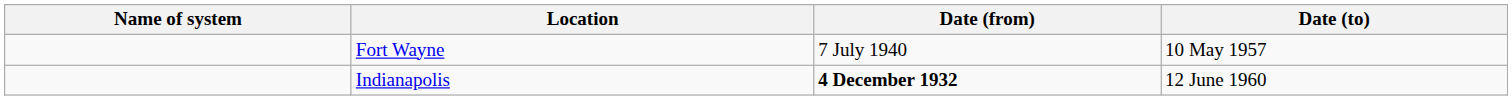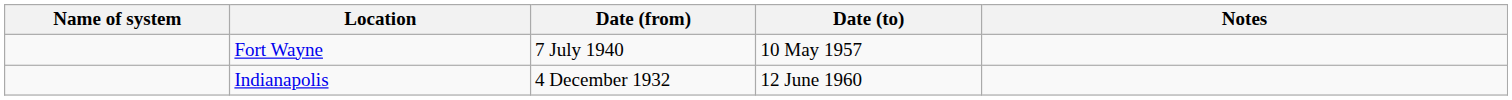+ column: (1245, 19)
(888, 79) bold -> (603, 79) normal
